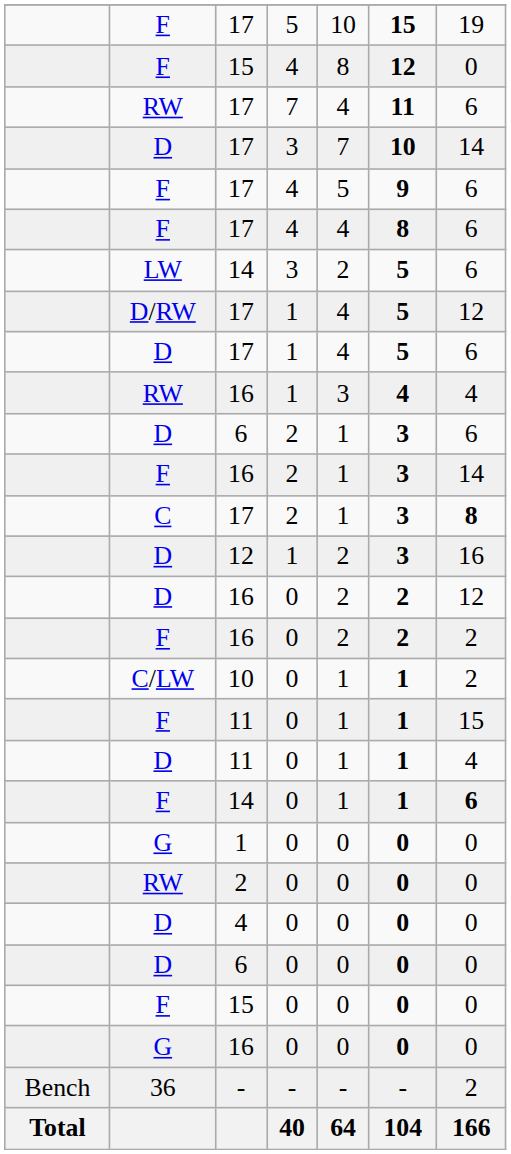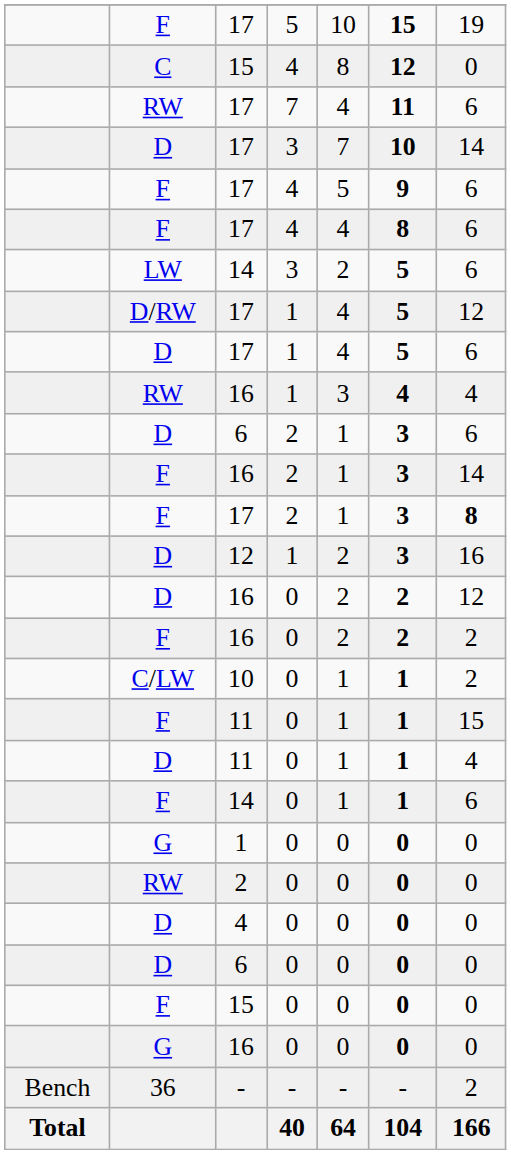(163, 65) F -> (163, 65) C
(163, 515) C -> (163, 515) F
(471, 801) bold -> (471, 801) normal
